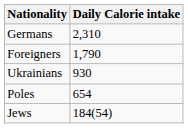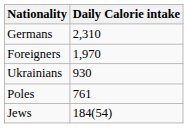(87, 53) 1,790 -> (87, 53) 1,970
(82, 93) 654 -> (82, 93) 761
